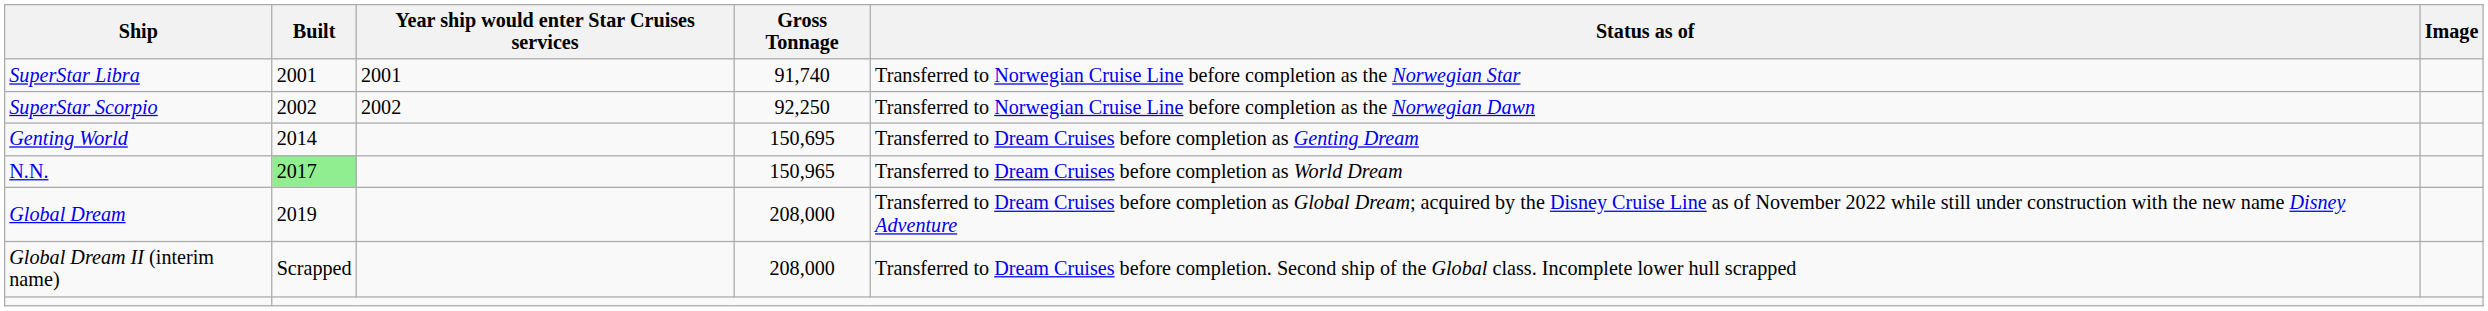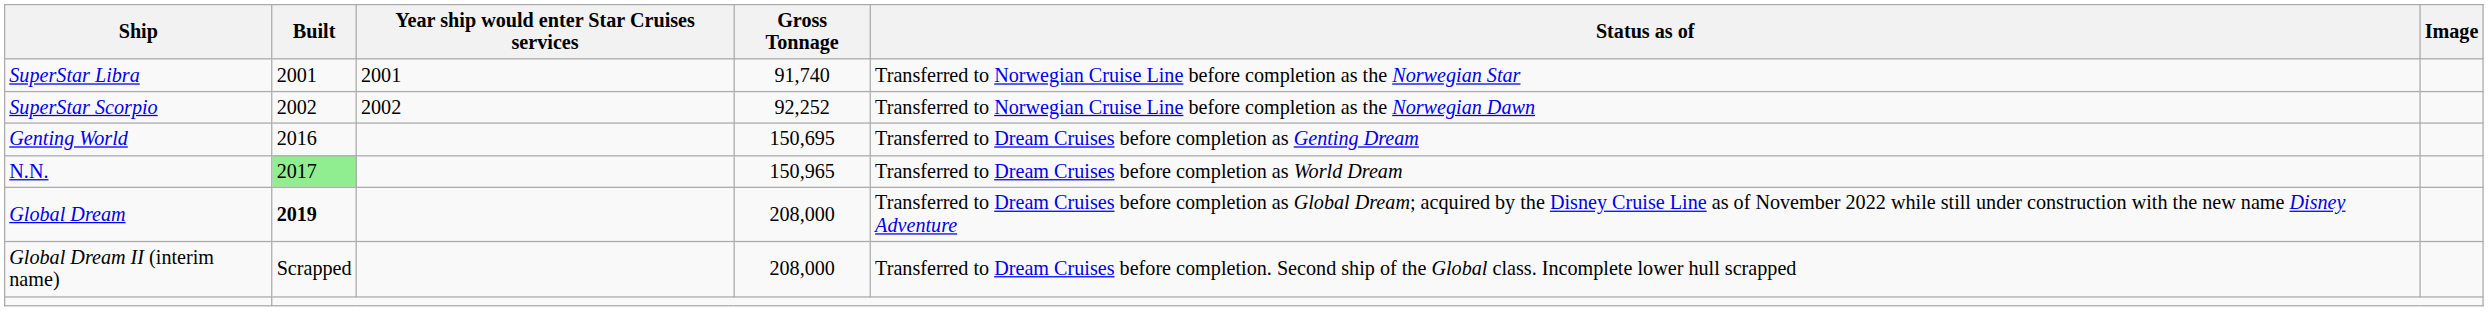(802, 107) 92,250 -> (802, 107) 92,252
(297, 139) 2014 -> (297, 139) 2016
(297, 214) normal -> (297, 214) bold
